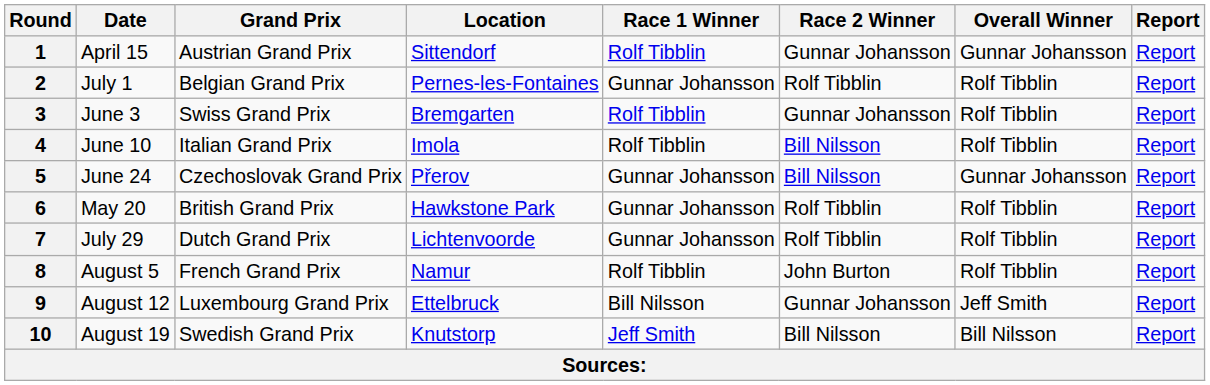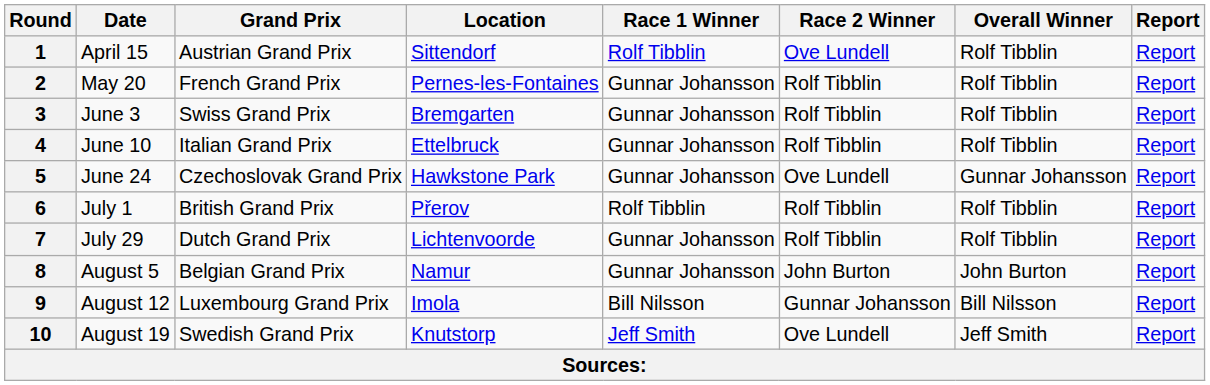(867, 52) Gunnar Johansson -> (837, 52) Ove Lundell
(1043, 52) Gunnar Johansson -> (1009, 52) Rolf Tibblin
(107, 83) July 1 -> (113, 83) May 20
(262, 83) Belgian Grand Prix -> (260, 83) French Grand Prix
(657, 114) Rolf Tibblin -> (691, 114) Gunnar Johansson
(867, 114) Gunnar Johansson -> (833, 114) Rolf Tibblin
(435, 146) Imola -> (455, 146) Ettelbruck
(657, 146) Rolf Tibblin -> (691, 146) Gunnar Johansson
(832, 146) Bill Nilsson -> (833, 146) Rolf Tibblin
(440, 177) Přerov -> (483, 177) Hawkstone Park
(832, 177) Bill Nilsson -> (837, 177) Ove Lundell
(113, 208) May 20 -> (107, 208) July 1
(483, 208) Hawkstone Park -> (440, 208) Přerov
(691, 208) Gunnar Johansson -> (657, 208) Rolf Tibblin
(260, 271) French Grand Prix -> (262, 271) Belgian Grand Prix
(657, 271) Rolf Tibblin -> (691, 271) Gunnar Johansson
(1009, 271) Rolf Tibblin -> (1013, 271) John Burton
(455, 302) Ettelbruck -> (435, 302) Imola
(1004, 302) Jeff Smith -> (1008, 302) Bill Nilsson
(832, 333) Bill Nilsson -> (837, 333) Ove Lundell
(1008, 333) Bill Nilsson -> (1004, 333) Jeff Smith
